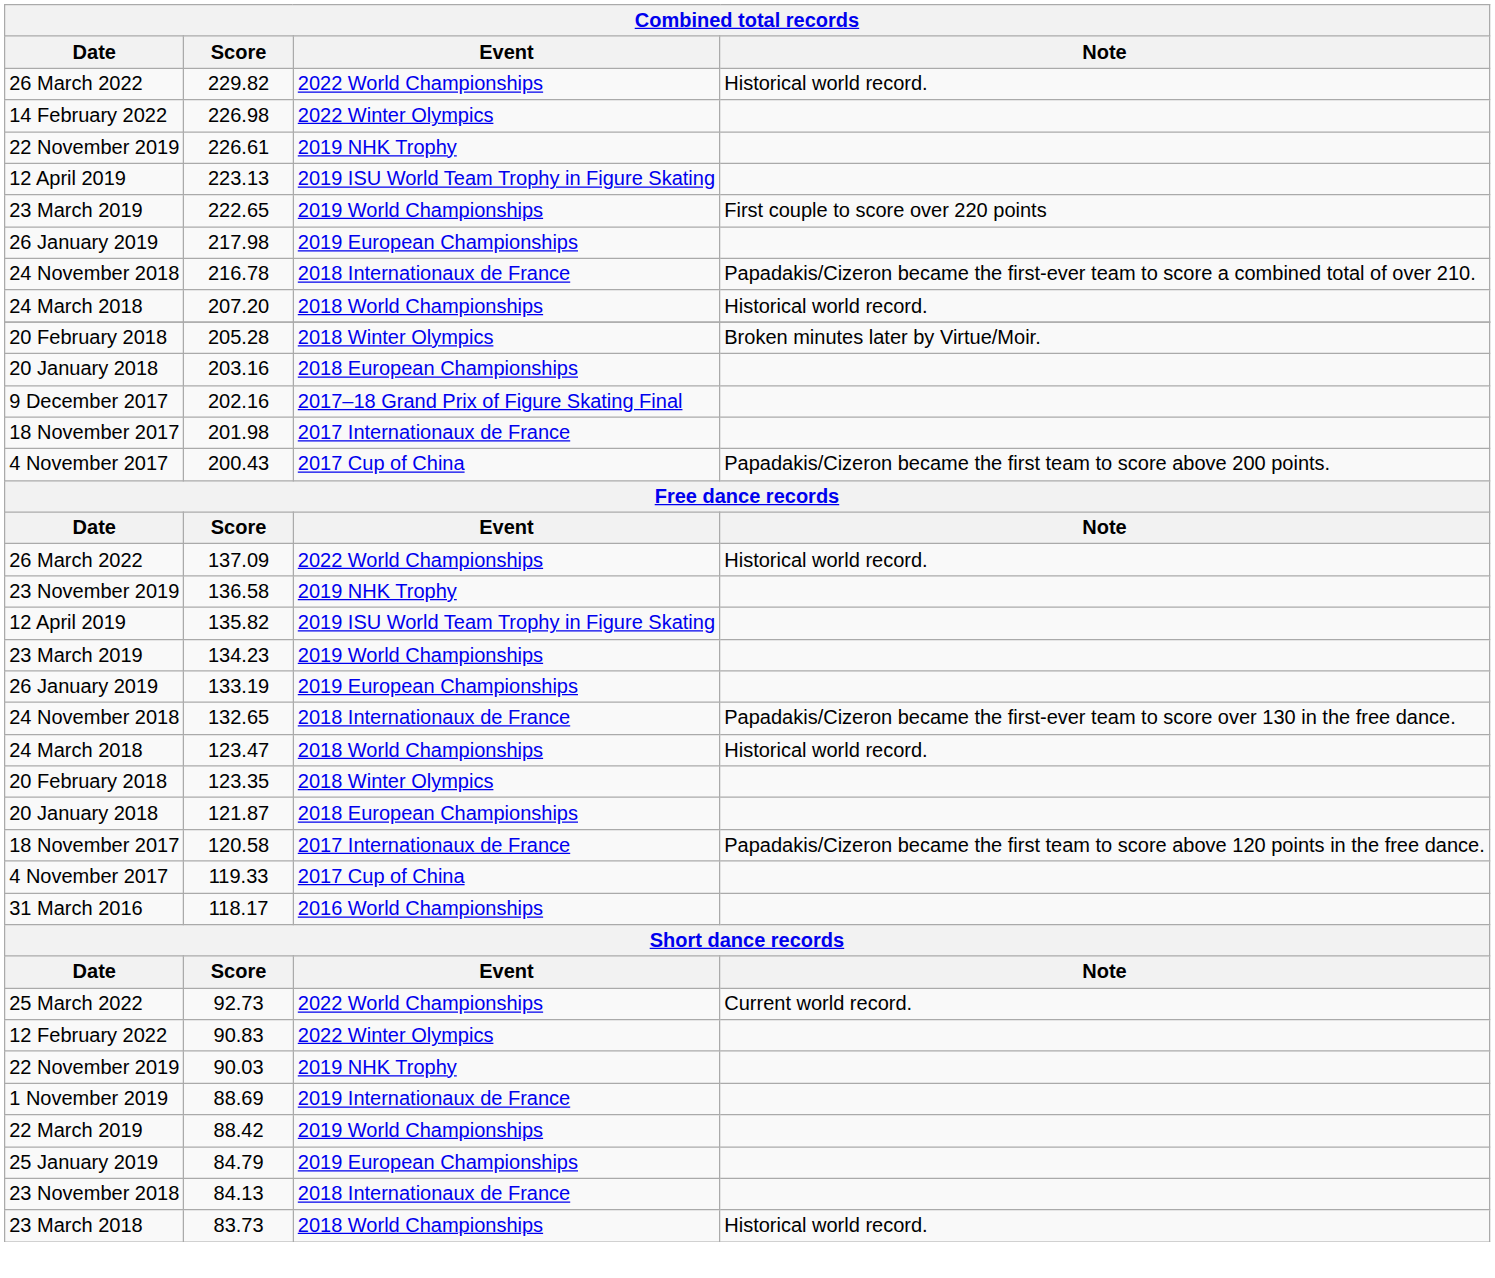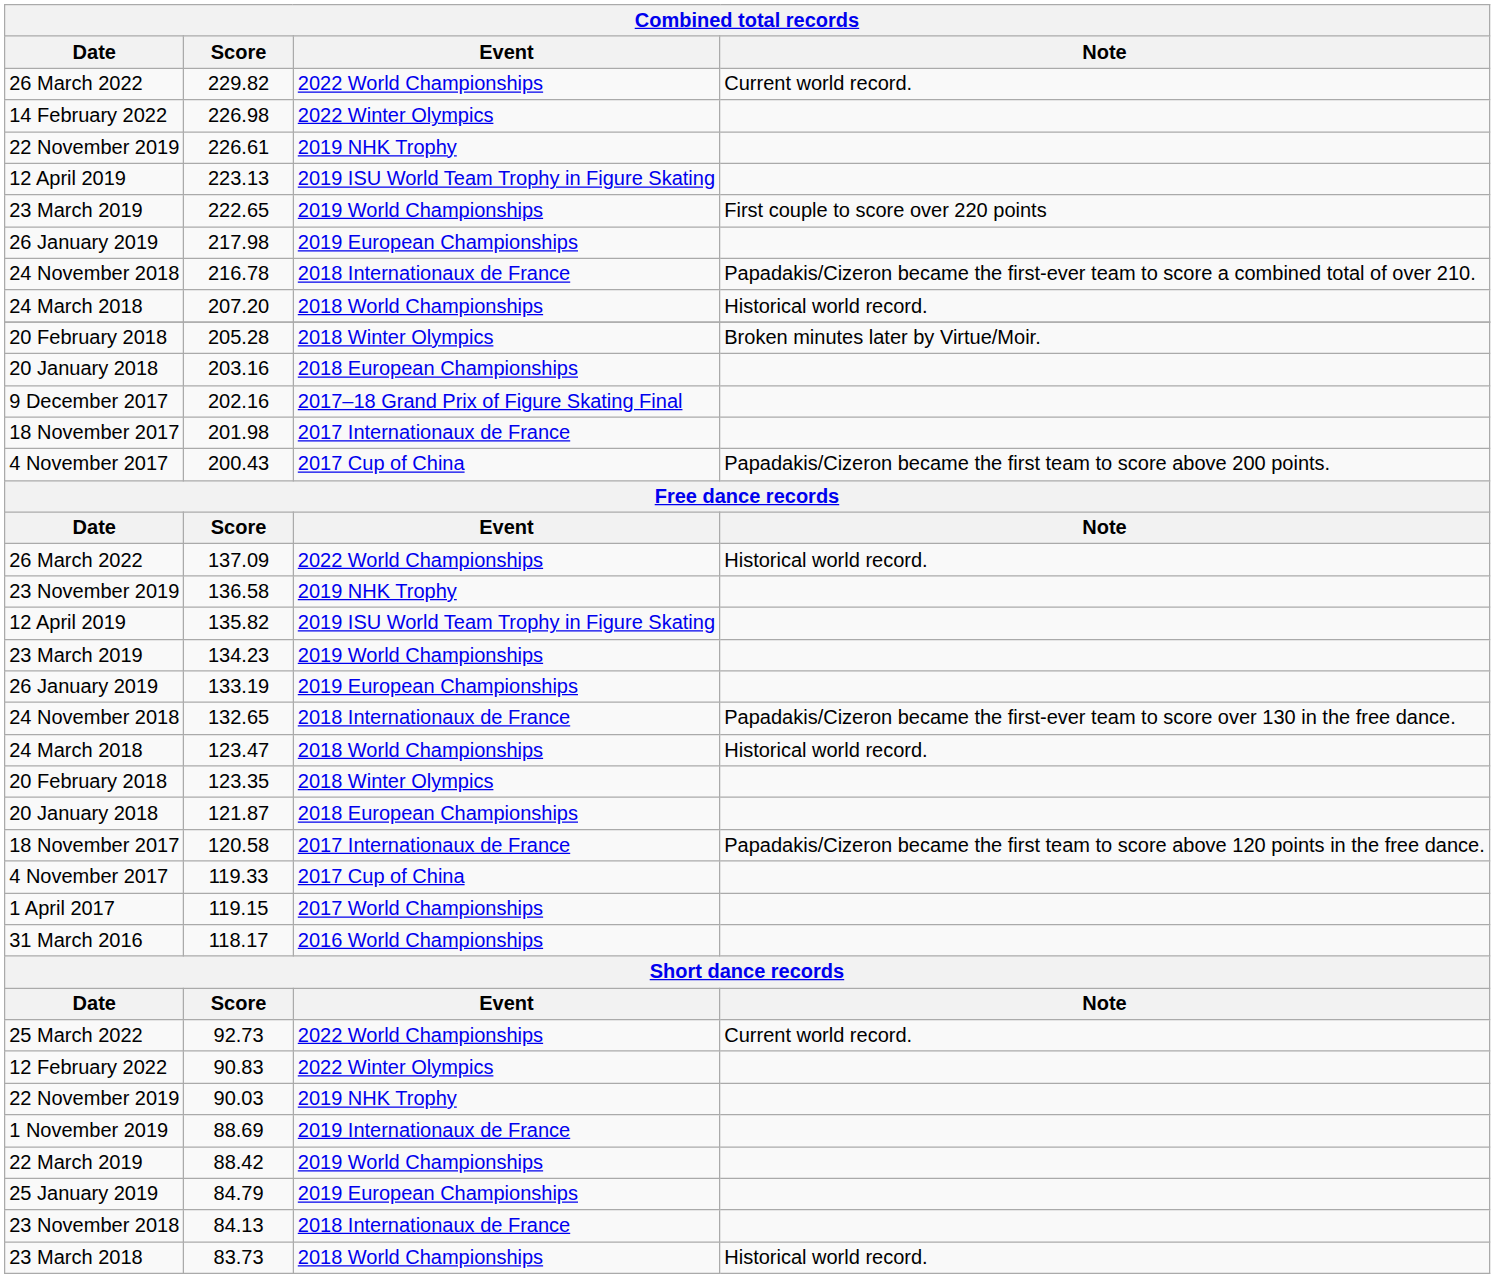(826, 83) Historical world record. -> (818, 83) Current world record.
+ row: (239, 908)
